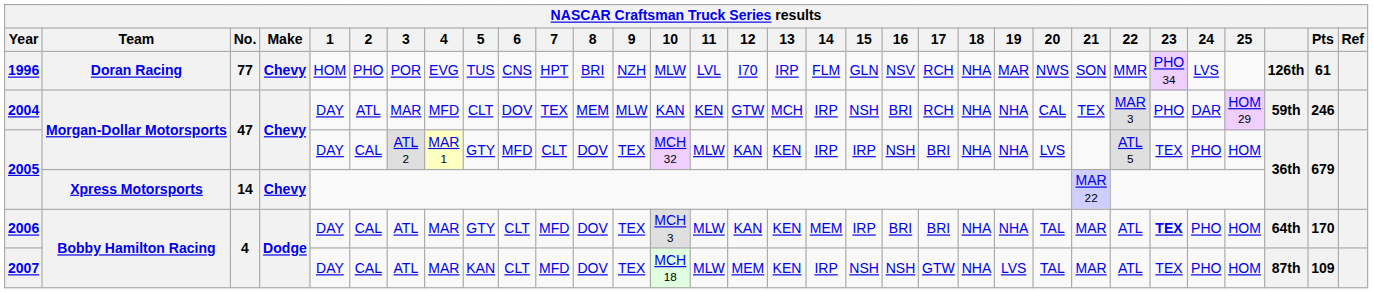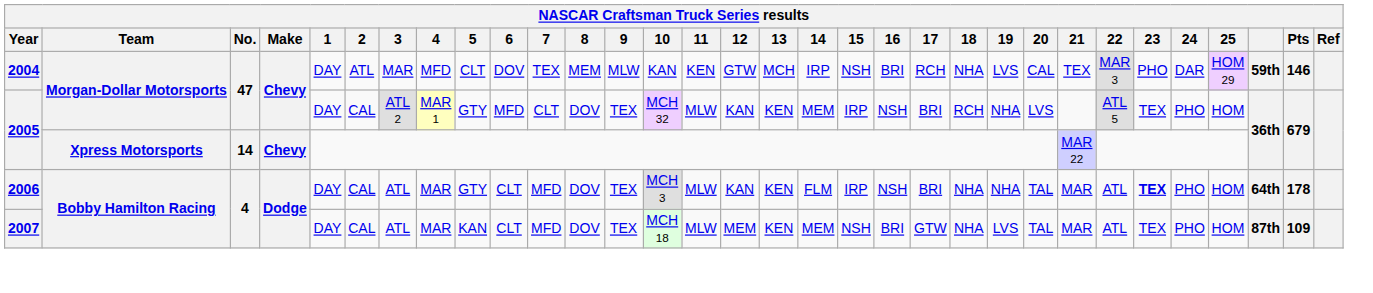- row: (24, 71)
(1014, 110) NHA -> (1006, 71) LVS
(1323, 110) 246 -> (1298, 71) 146
(826, 150) IRP -> (818, 110) MEM
(976, 150) NHA -> (969, 110) RCH
(826, 229) MEM -> (818, 189) FLM
(901, 229) BRI -> (892, 189) NSH
(1323, 229) 170 -> (1298, 189) 178
(826, 268) IRP -> (818, 229) MEM
(901, 268) NSH -> (892, 229) BRI
